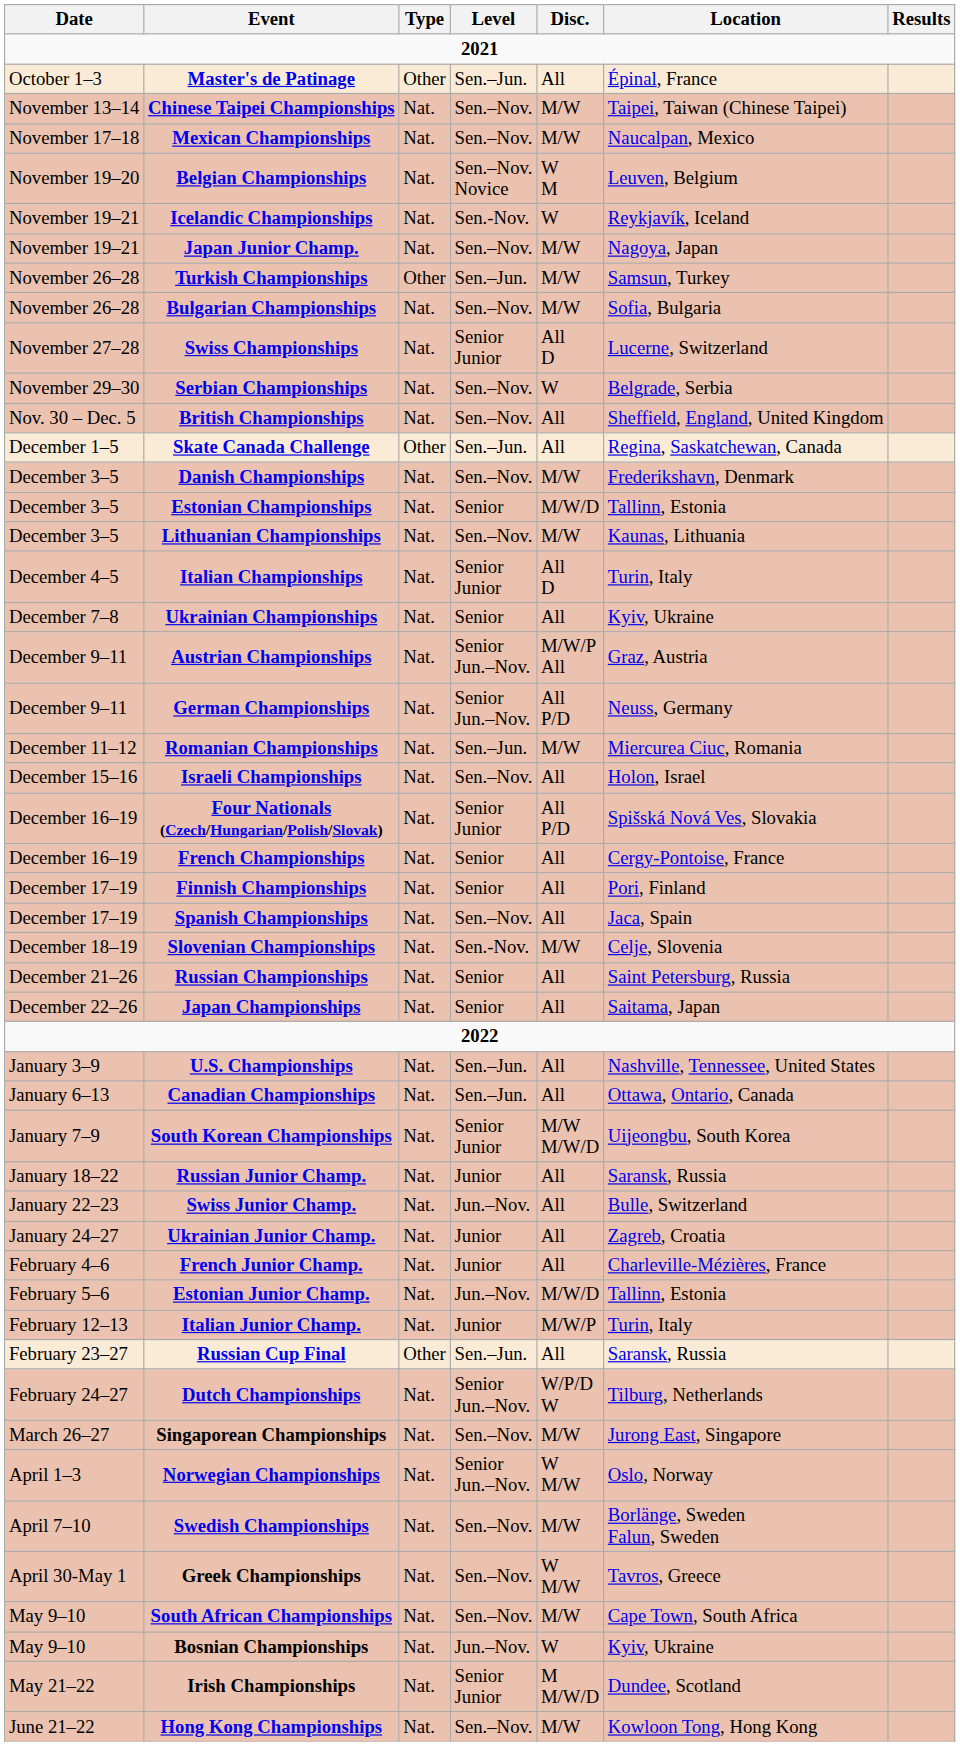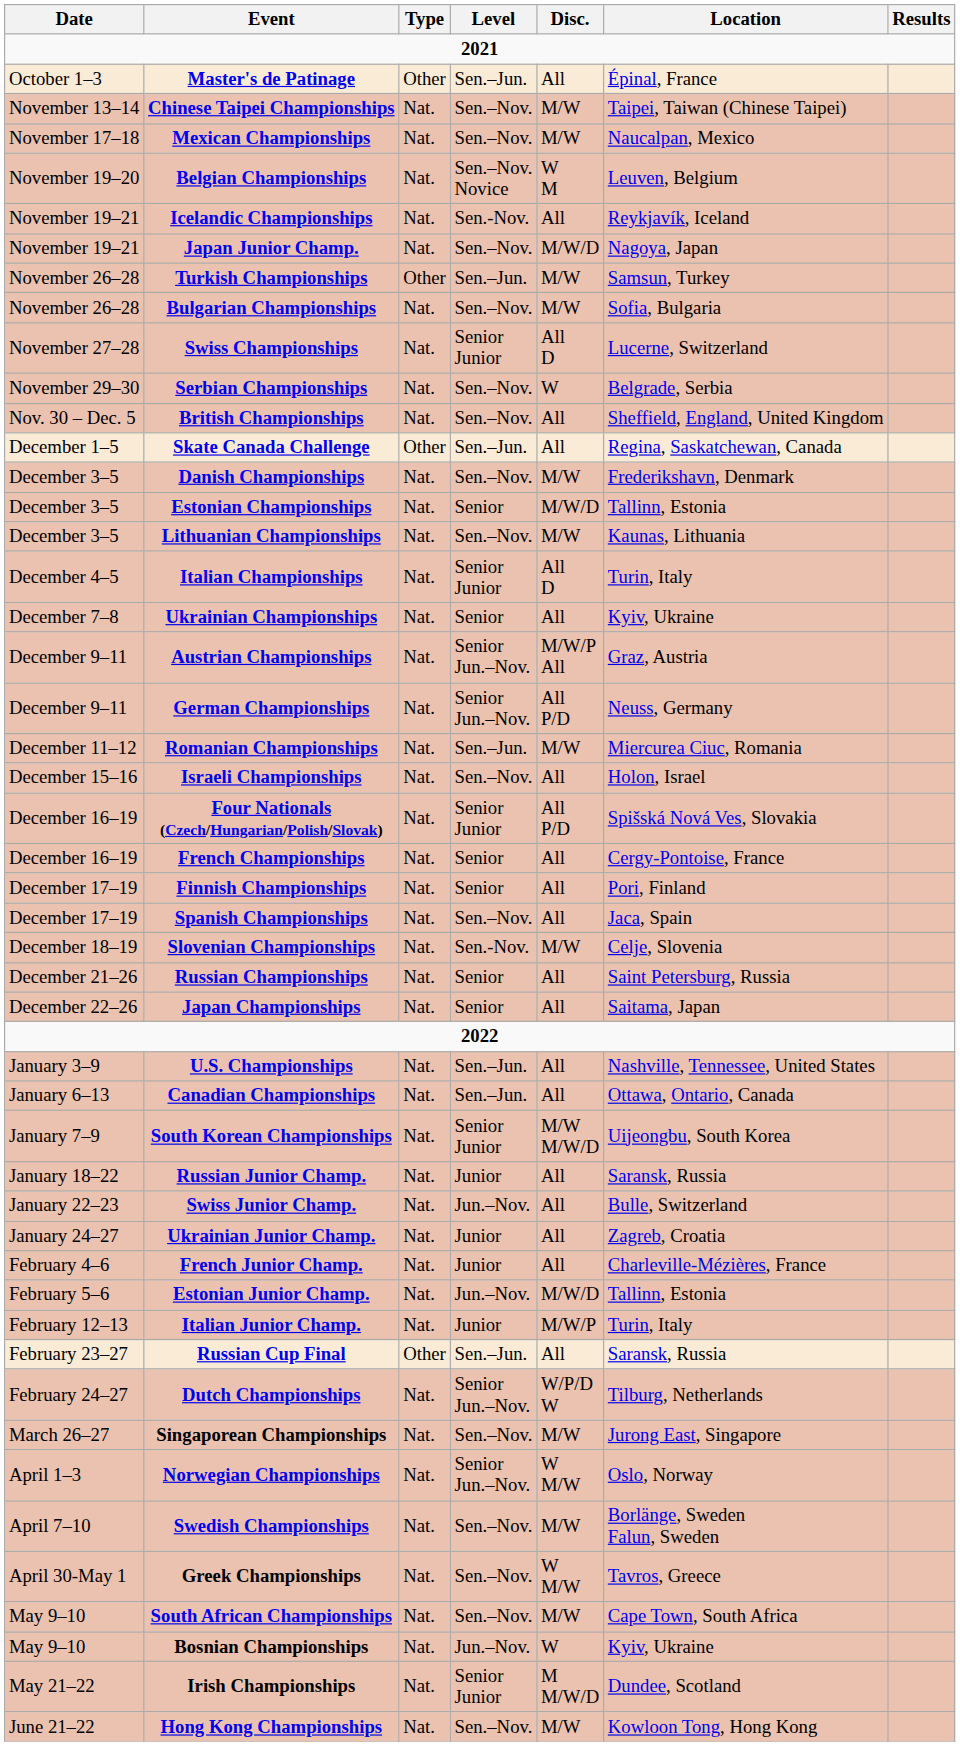(550, 218) W -> (553, 218) All
(561, 248) M/W -> (570, 248) M/W/D
